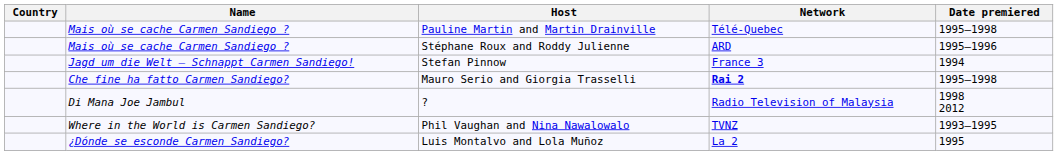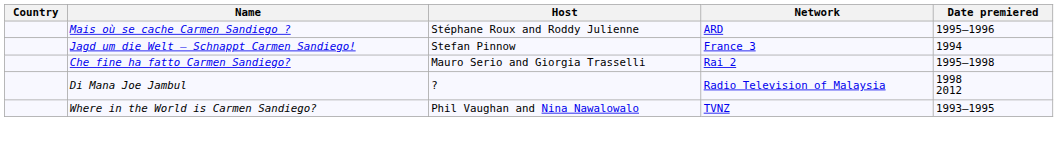- row: (538, 29)
(728, 79) bold -> (720, 63) normal
- row: (513, 141)
